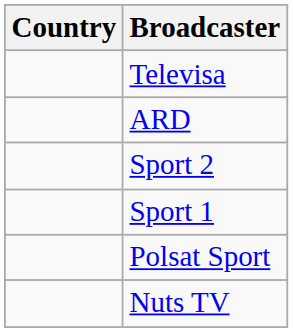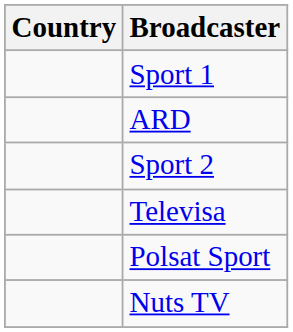rows swapped: (172, 211) <-> (178, 73)
